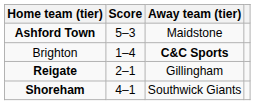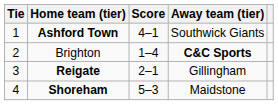+ column: (16, 14)
(125, 33) 5–3 -> (148, 33) 4–1
(195, 33) Maidstone -> (218, 33) Southwick Giants
(125, 90) 4–1 -> (148, 90) 5–3
(195, 90) Southwick Giants -> (218, 90) Maidstone
